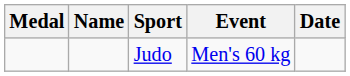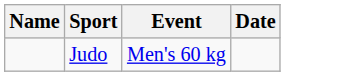- column: (37, 21)
